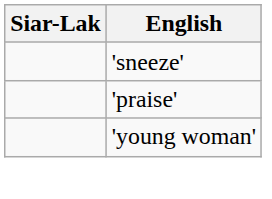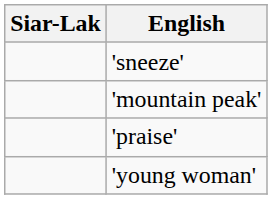+ row: (187, 99)
